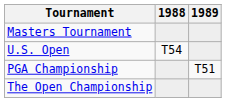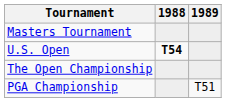(172, 51) normal -> (172, 51) bold
rows swapped: (80, 88) <-> (63, 70)
